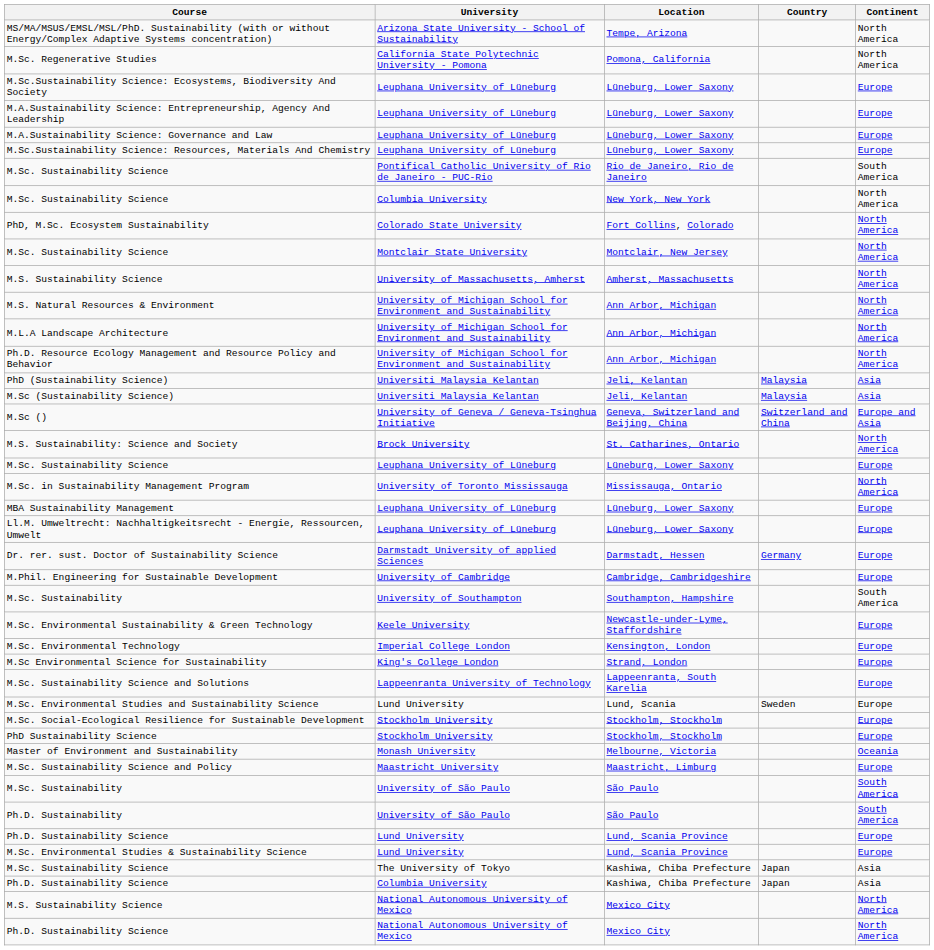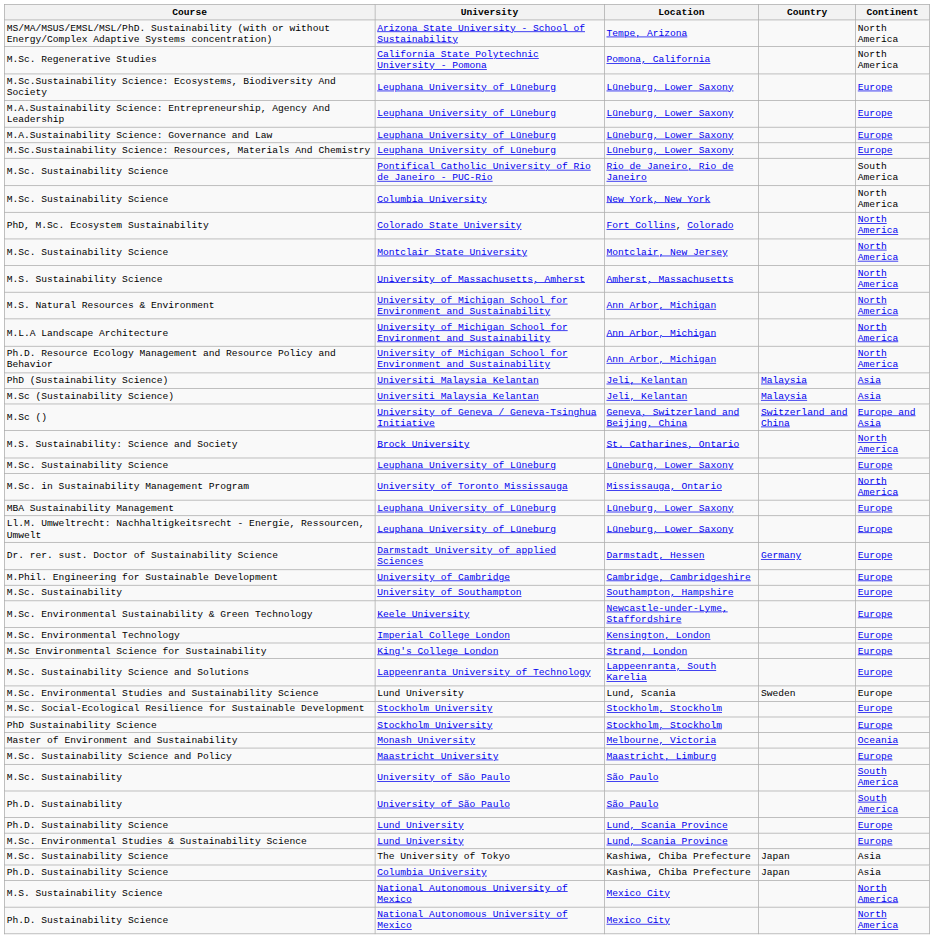(878, 598) South America -> (875, 593) Europe
